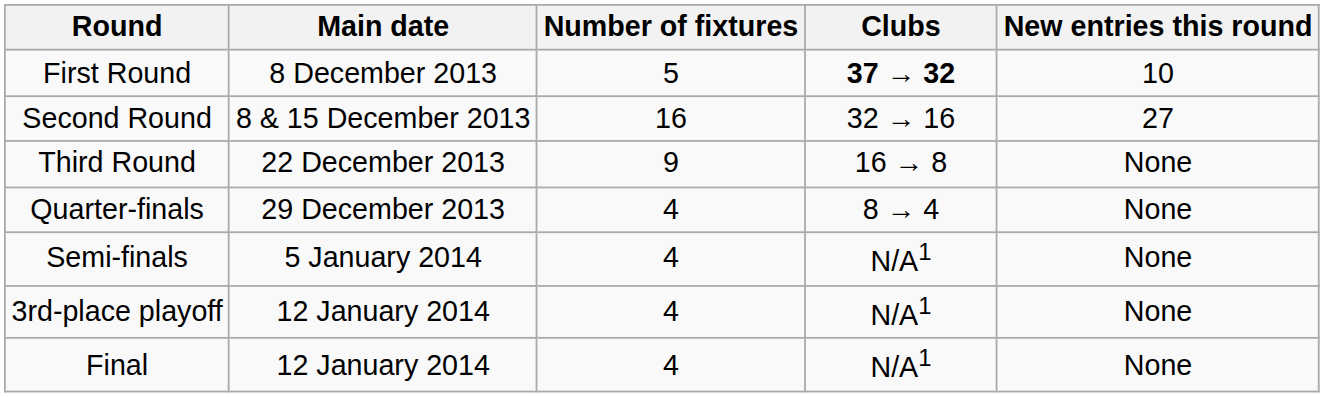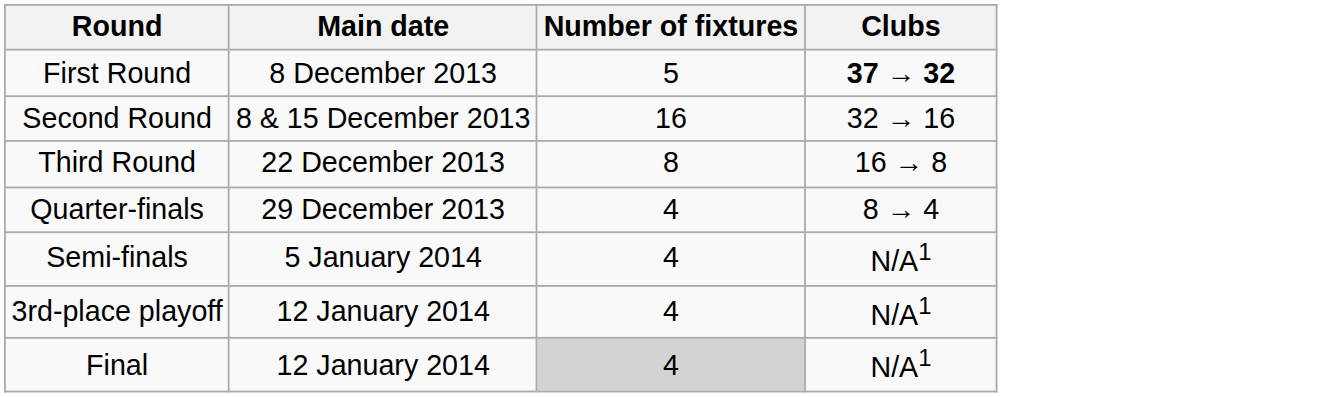- column: (1158, 27)
(671, 163) 9 -> (671, 163) 8
(671, 364) no background -> (671, 364) lightgrey background
